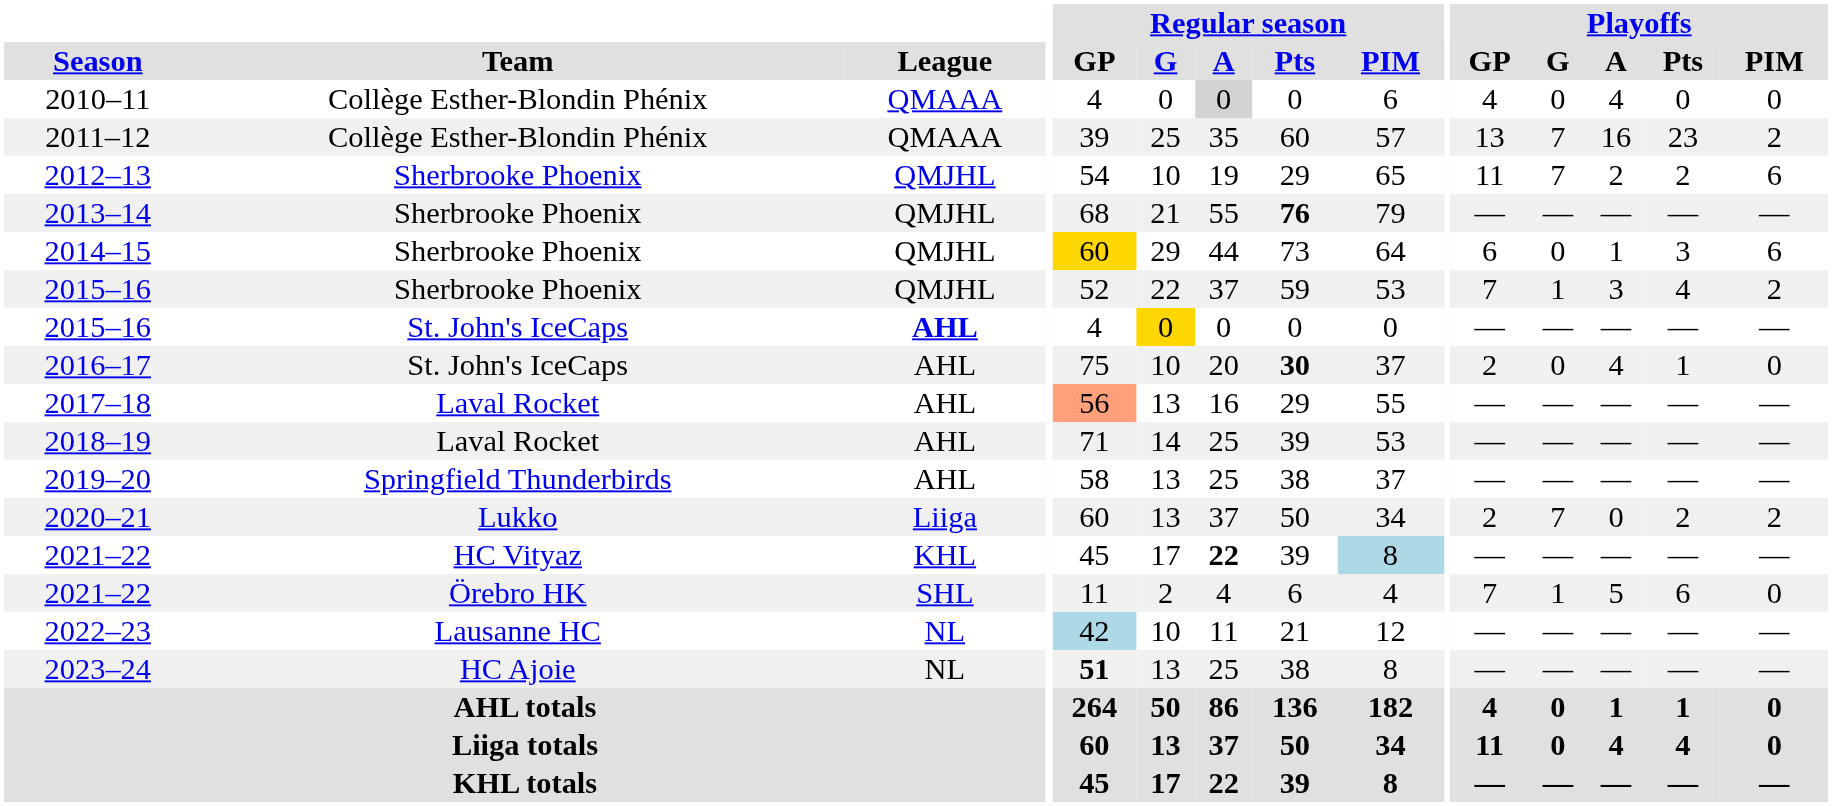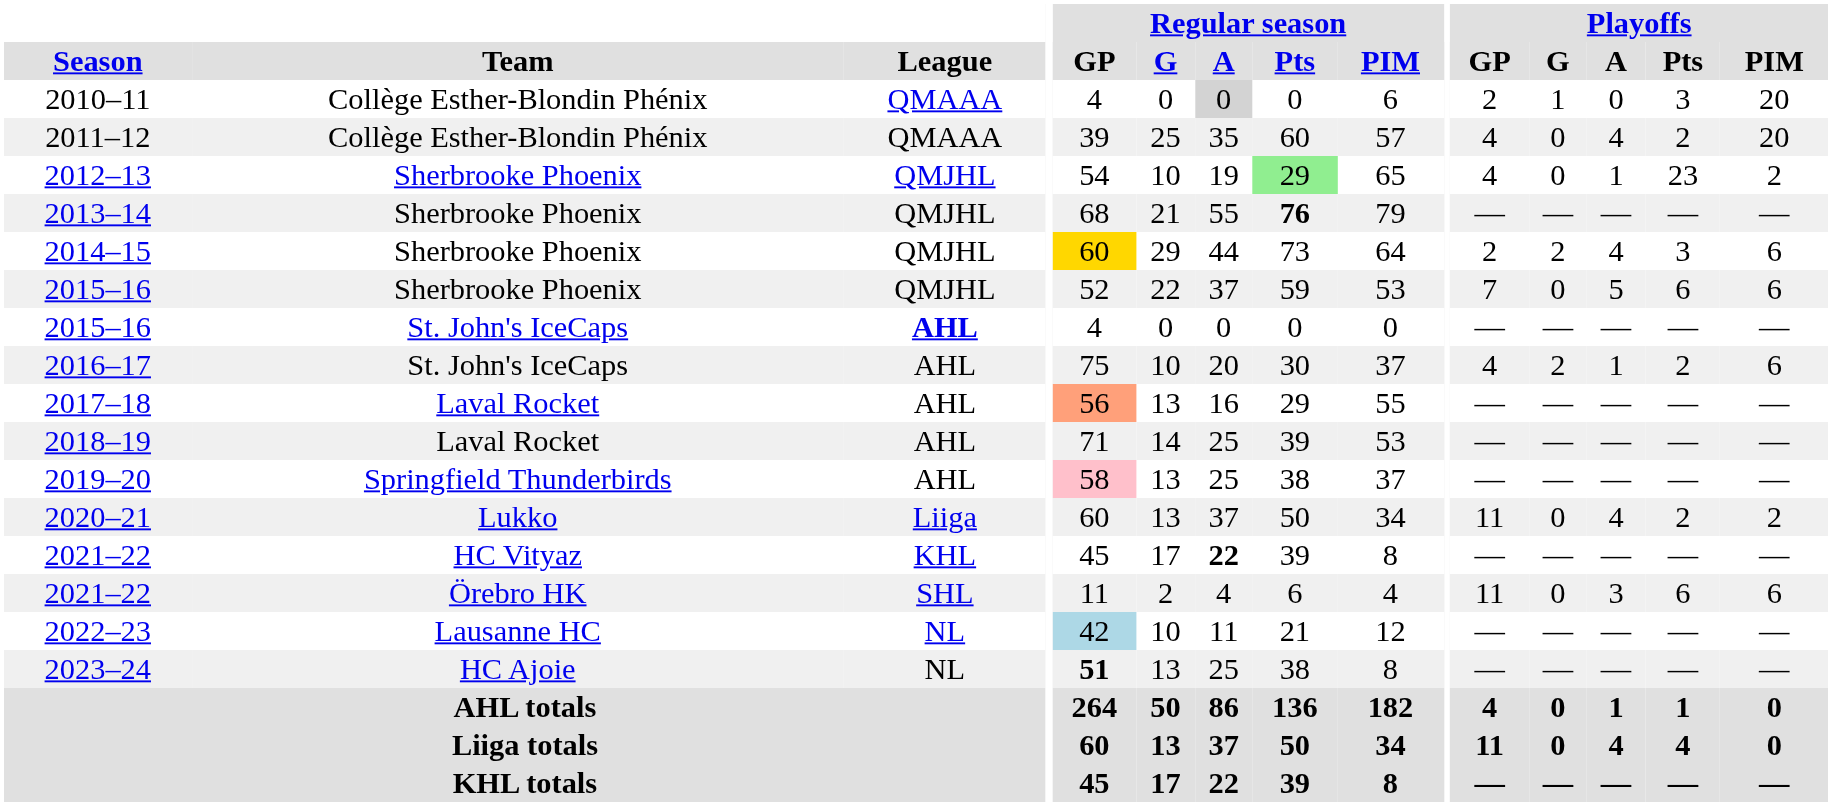(1490, 98) 4 -> (1490, 98) 2
(1558, 98) 0 -> (1558, 98) 1
(1616, 98) 4 -> (1616, 98) 0
(1683, 98) 0 -> (1683, 98) 3
(1774, 98) 0 -> (1774, 98) 20
(1490, 136) 13 -> (1490, 136) 4
(1558, 136) 7 -> (1558, 136) 0
(1616, 136) 16 -> (1616, 136) 4
(1683, 136) 23 -> (1683, 136) 2
(1774, 136) 2 -> (1774, 136) 20
(1295, 174) no background -> (1295, 174) lightgreen background
(1490, 174) 11 -> (1490, 174) 4
(1558, 174) 7 -> (1558, 174) 0
(1616, 174) 2 -> (1616, 174) 1
(1683, 174) 2 -> (1683, 174) 23
(1774, 174) 6 -> (1774, 174) 2
(1490, 250) 6 -> (1490, 250) 2
(1558, 250) 0 -> (1558, 250) 2
(1616, 250) 1 -> (1616, 250) 4
(1558, 288) 1 -> (1558, 288) 0
(1616, 288) 3 -> (1616, 288) 5
(1683, 288) 4 -> (1683, 288) 6
(1774, 288) 2 -> (1774, 288) 6
(1165, 326) gold background -> (1165, 326) no background
(1295, 364) bold -> (1295, 364) normal
(1490, 364) 2 -> (1490, 364) 4
(1558, 364) 0 -> (1558, 364) 2
(1616, 364) 4 -> (1616, 364) 1
(1683, 364) 1 -> (1683, 364) 2
(1774, 364) 0 -> (1774, 364) 6
(1094, 478) no background -> (1094, 478) pink background
(1490, 516) 2 -> (1490, 516) 11
(1558, 516) 7 -> (1558, 516) 0
(1616, 516) 0 -> (1616, 516) 4
(1390, 554) lightblue background -> (1390, 554) no background
(1490, 592) 7 -> (1490, 592) 11
(1558, 592) 1 -> (1558, 592) 0
(1616, 592) 5 -> (1616, 592) 3
(1774, 592) 0 -> (1774, 592) 6
